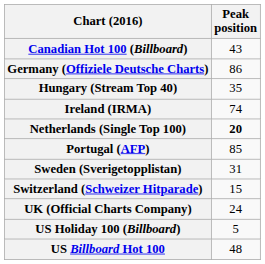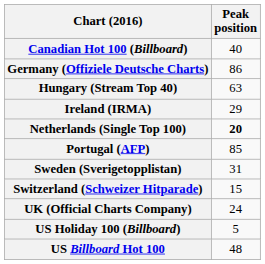(236, 48) 43 -> (236, 48) 40
(236, 88) 35 -> (236, 88) 63
(236, 108) 74 -> (236, 108) 29
